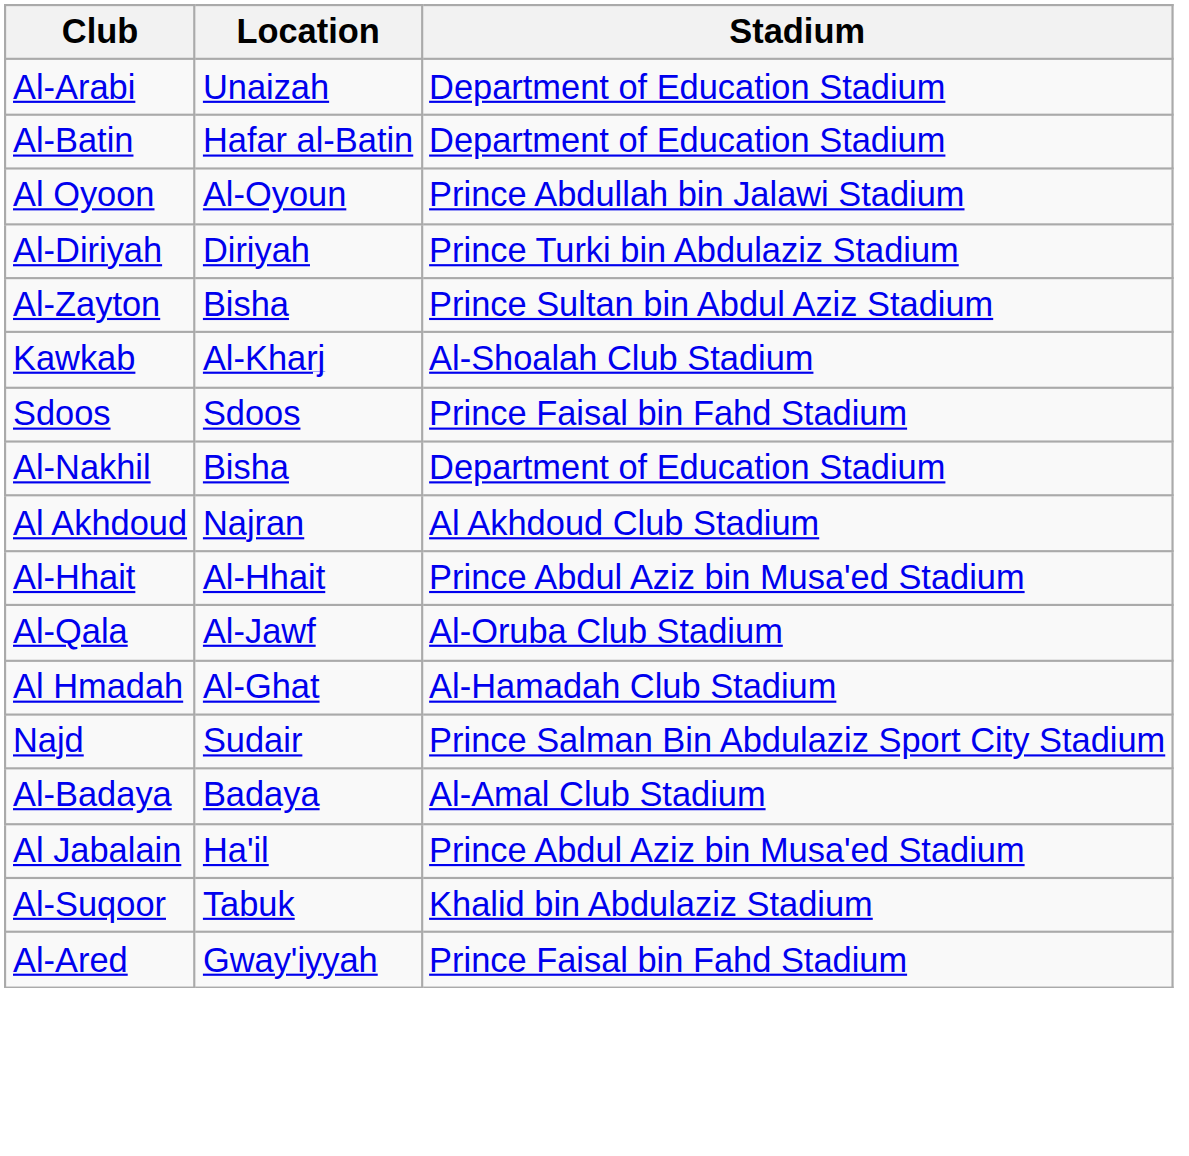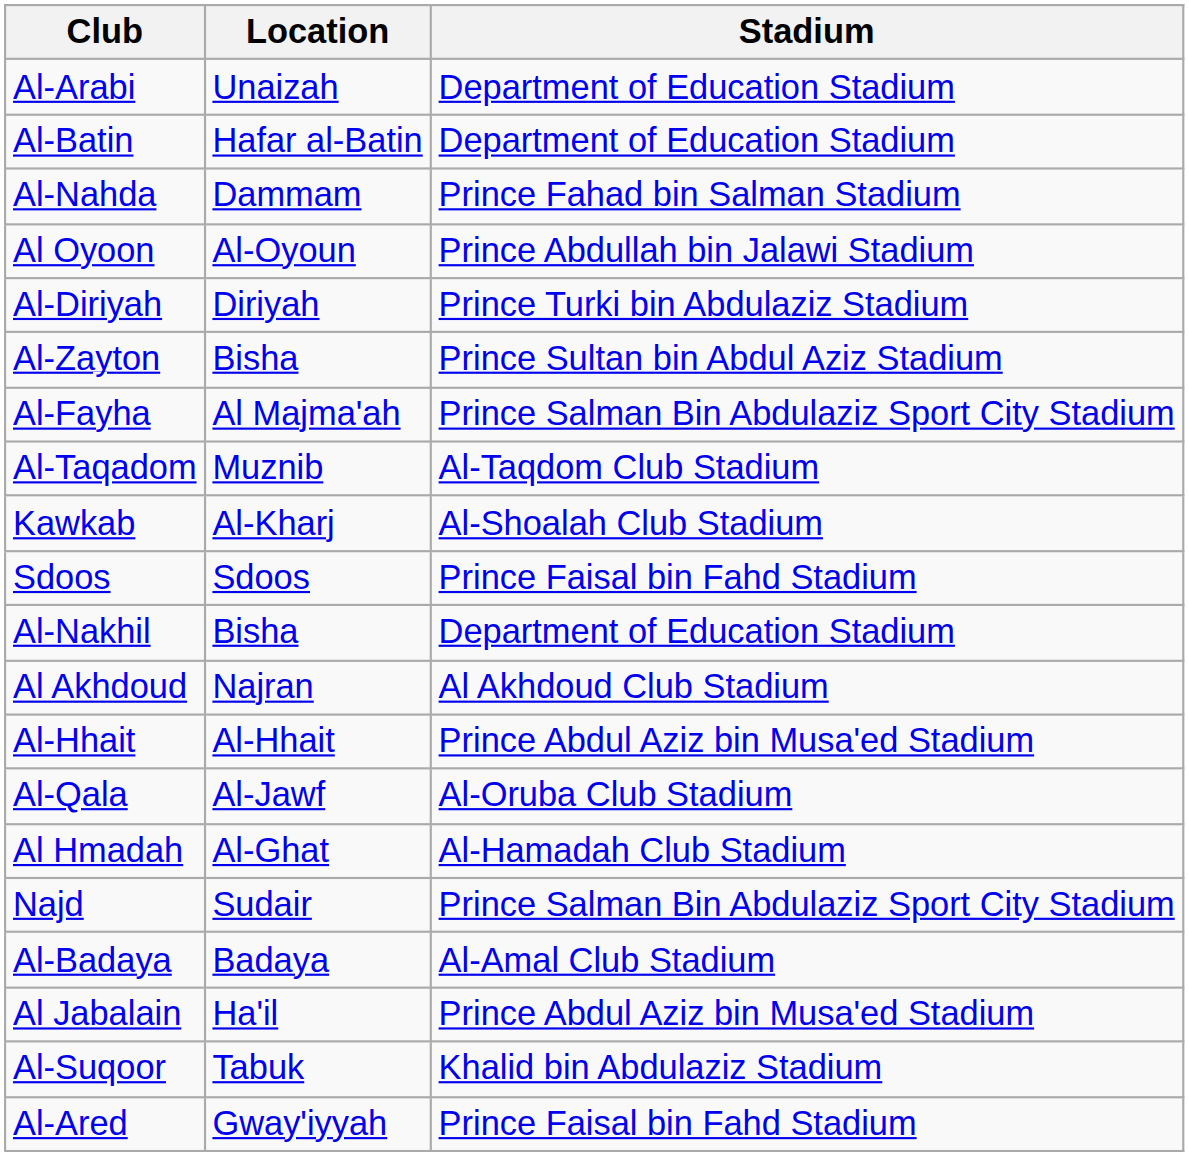+ row: (85, 195)
+ row: (82, 413)
+ row: (105, 468)
